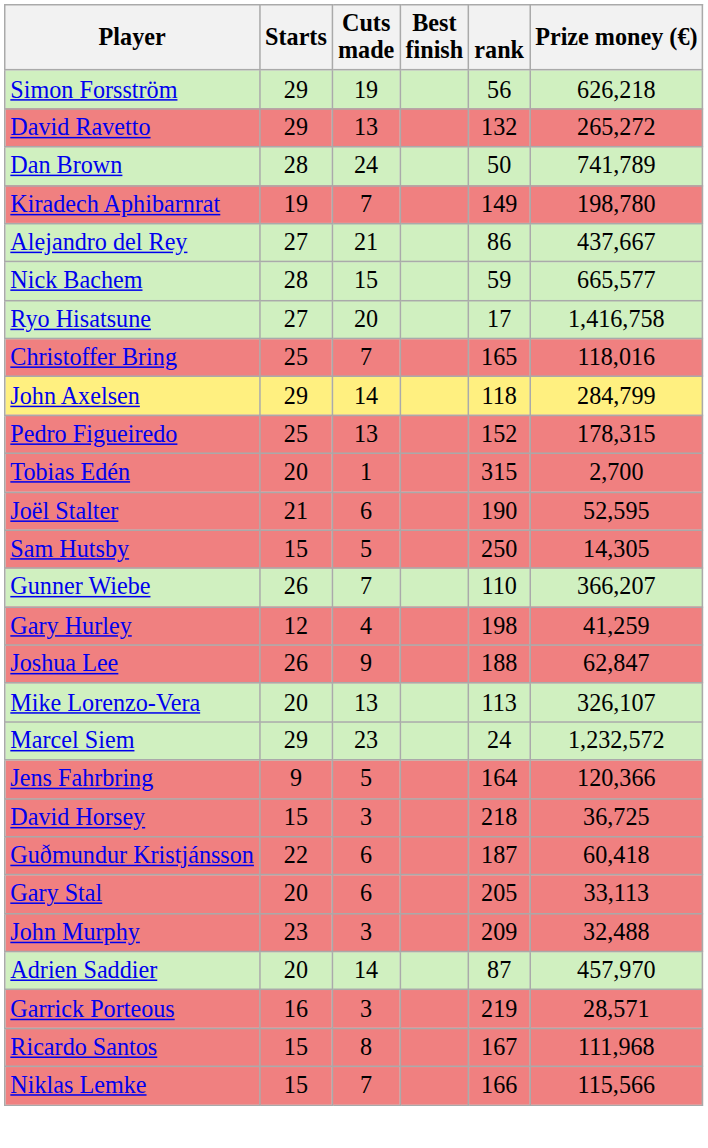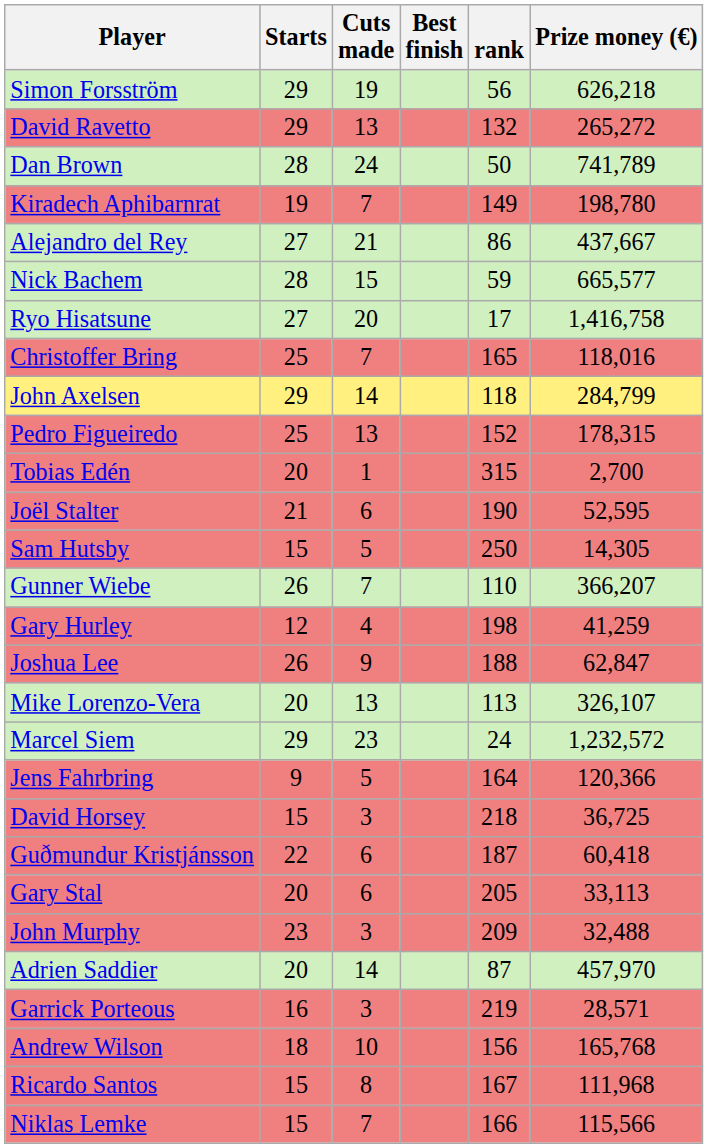+ row: (86, 1047)
